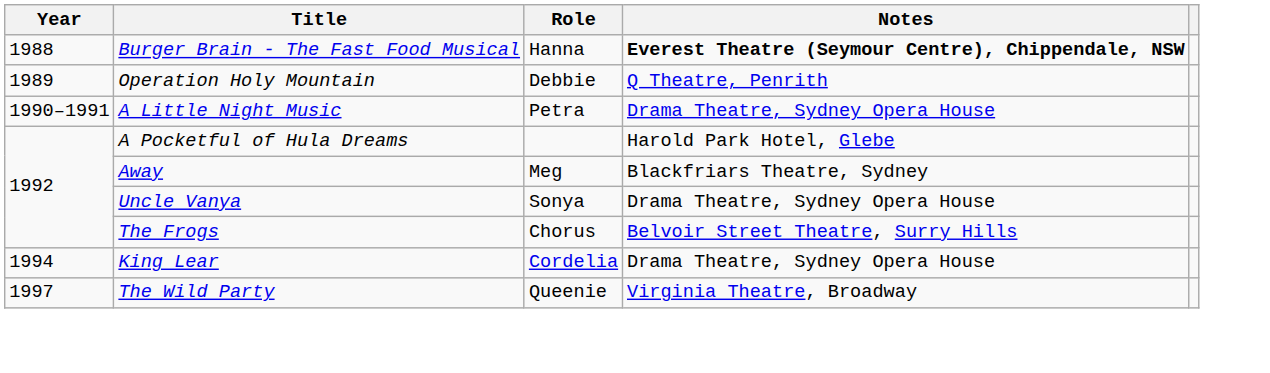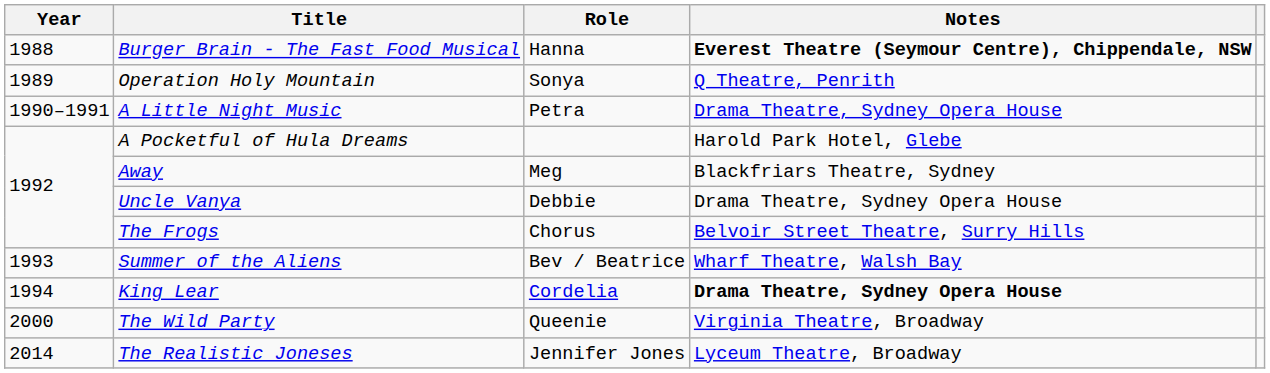(562, 80) Debbie -> (557, 80) Sonya
(557, 202) Sonya -> (562, 202) Debbie
+ row: (230, 262)
(811, 262) normal -> (878, 293) bold
(31, 293) 1997 -> (31, 323) 2000
+ row: (236, 353)
